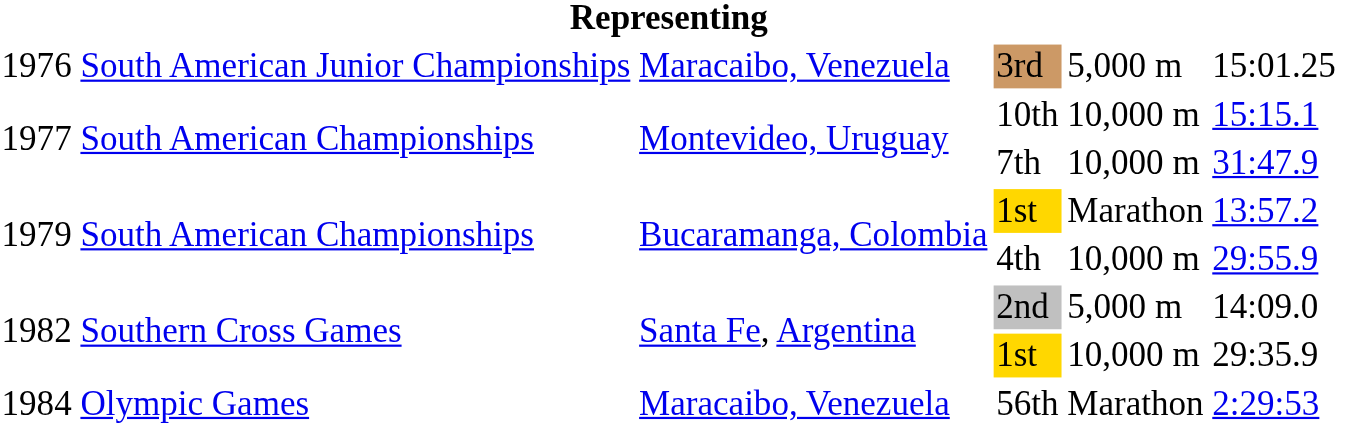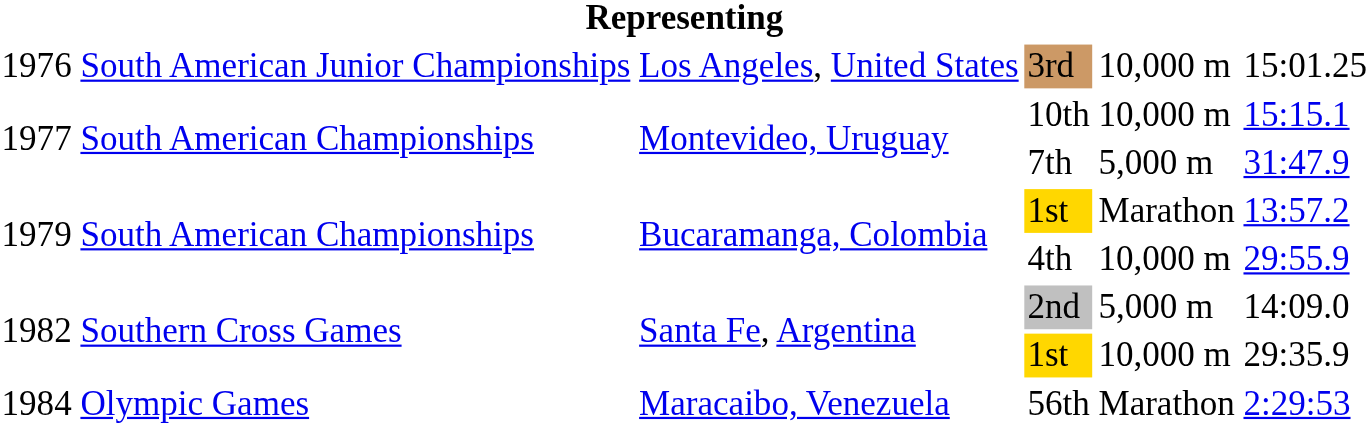(794, 65) Maracaibo, Venezuela -> (829, 65) Los Angeles, United States
(1125, 65) 5,000 m -> (1165, 65) 10,000 m
(1133, 162) 10,000 m -> (1156, 162) 5,000 m
